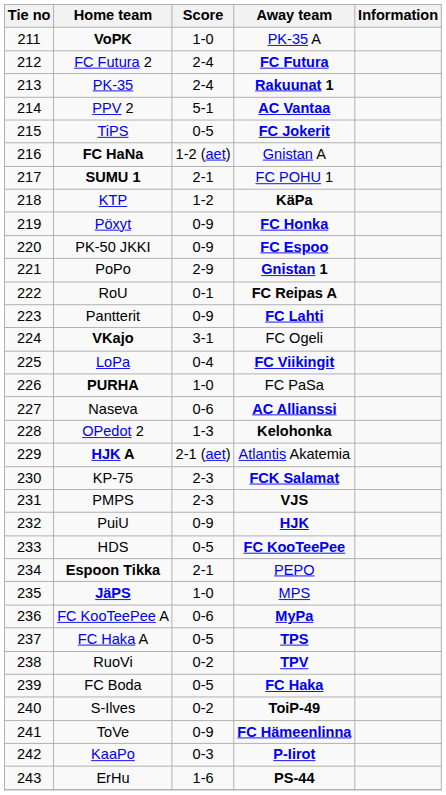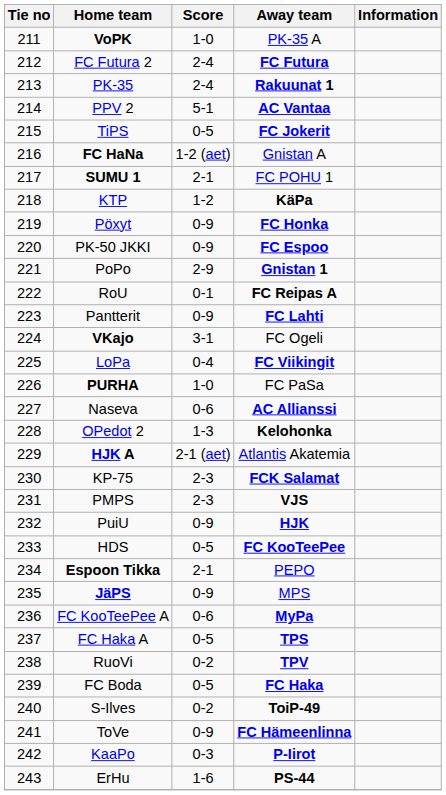(203, 593) 1-0 -> (203, 593) 0-9
